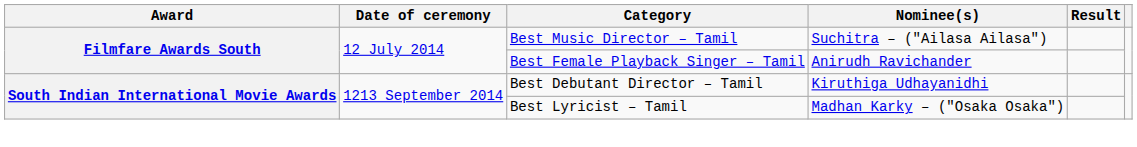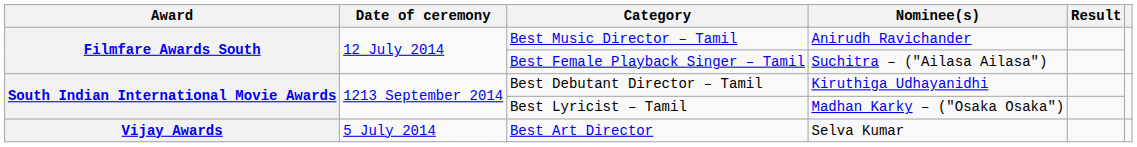(929, 39) Suchitra – ("Ailasa Ailasa") -> (892, 39) Anirudh Ravichander
(892, 62) Anirudh Ravichander -> (929, 62) Suchitra – ("Ailasa Ailasa")
+ row: (582, 130)
